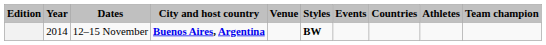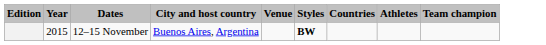- column: (351, 13)
(57, 31) 2014 -> (57, 31) 2015
(209, 31) bold -> (206, 31) normal
